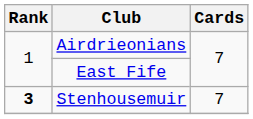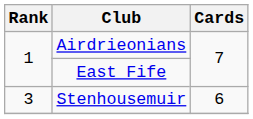(29, 100) bold -> (29, 100) normal
(219, 100) 7 -> (219, 100) 6
